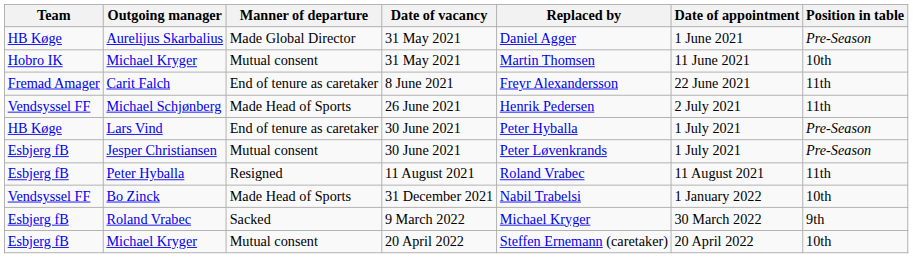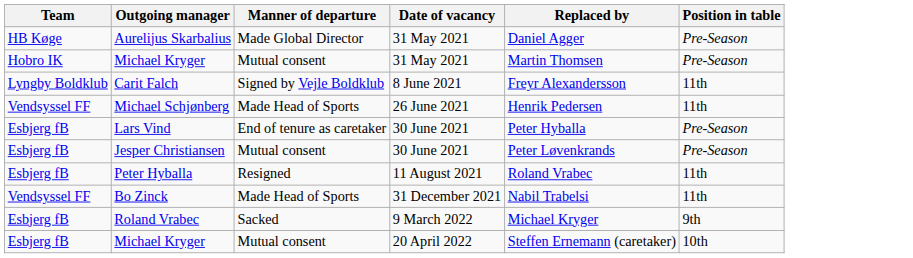- column: (737, 15)
(819, 60) 10th -> (715, 60) Pre-Season
(54, 83) Fremad Amager -> (58, 83) Lyngby Boldklub
(304, 83) End of tenure as caretaker -> (311, 83) Signed by Vejle Boldklub
(35, 128) HB Køge -> (38, 128) Esbjerg fB
(819, 196) 10th -> (695, 196) 11th
